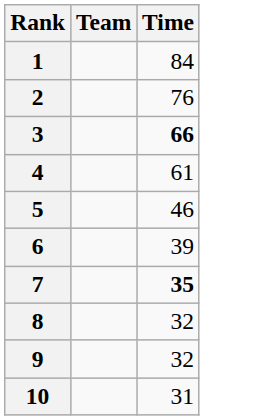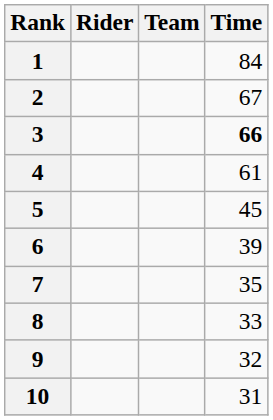+ column: (105, 23)
(182, 97) 76 -> (251, 97) 67
(182, 209) 46 -> (251, 209) 45
(182, 284) bold -> (251, 284) normal
(182, 321) 32 -> (251, 321) 33
